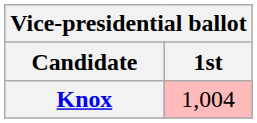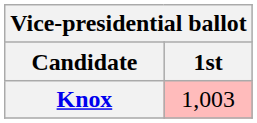(208, 99) 1,004 -> (208, 99) 1,003
